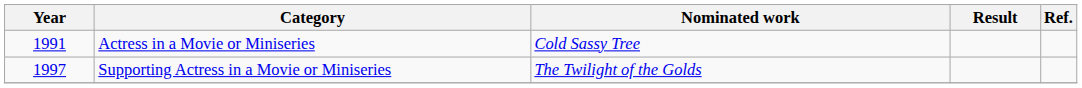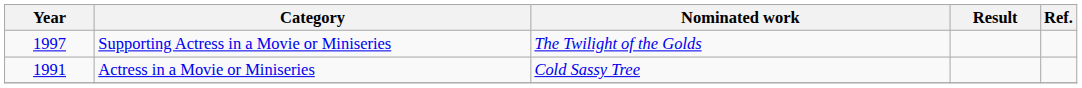rows swapped: (207, 43) <-> (245, 69)
